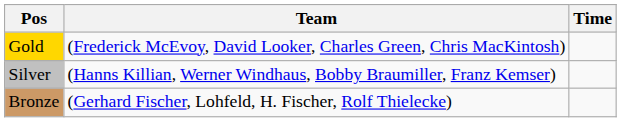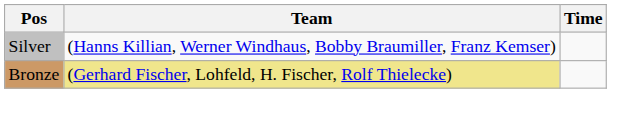- row: (26, 46)
(260, 102) no background -> (260, 74) khaki background
